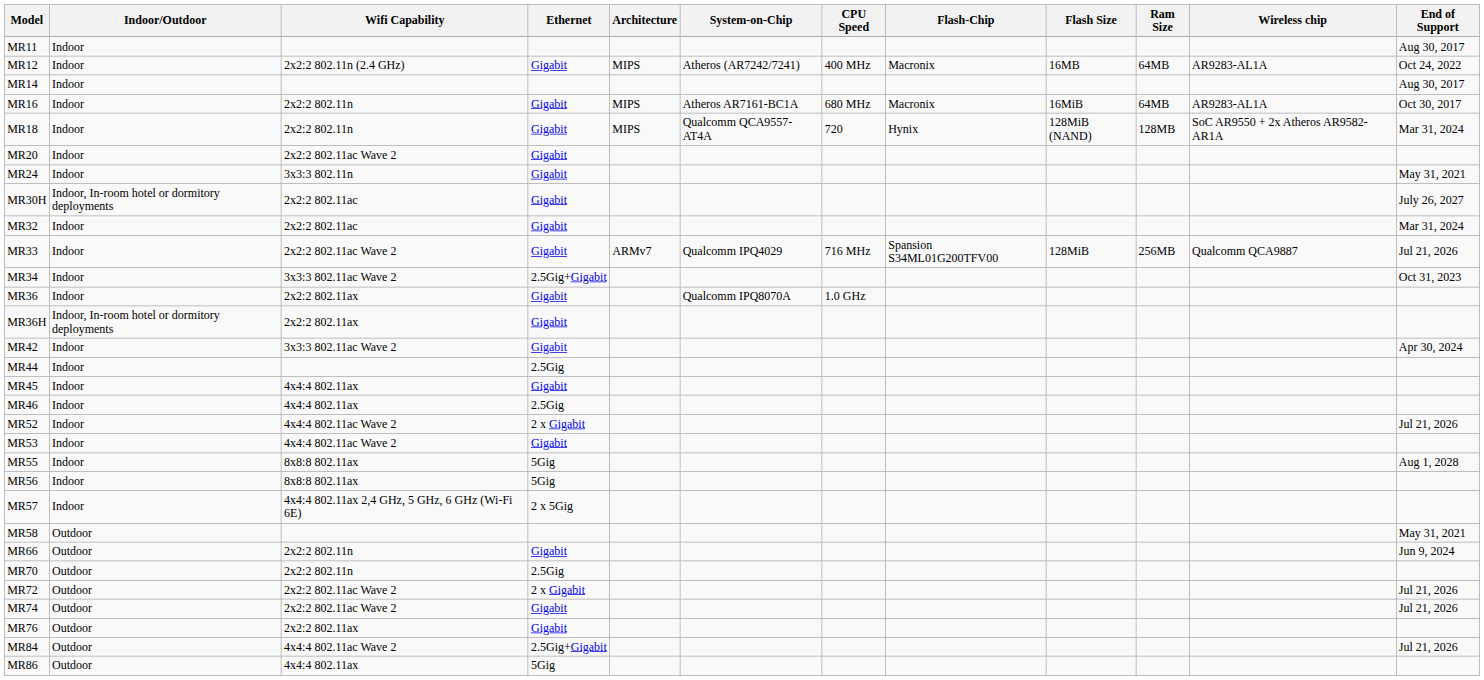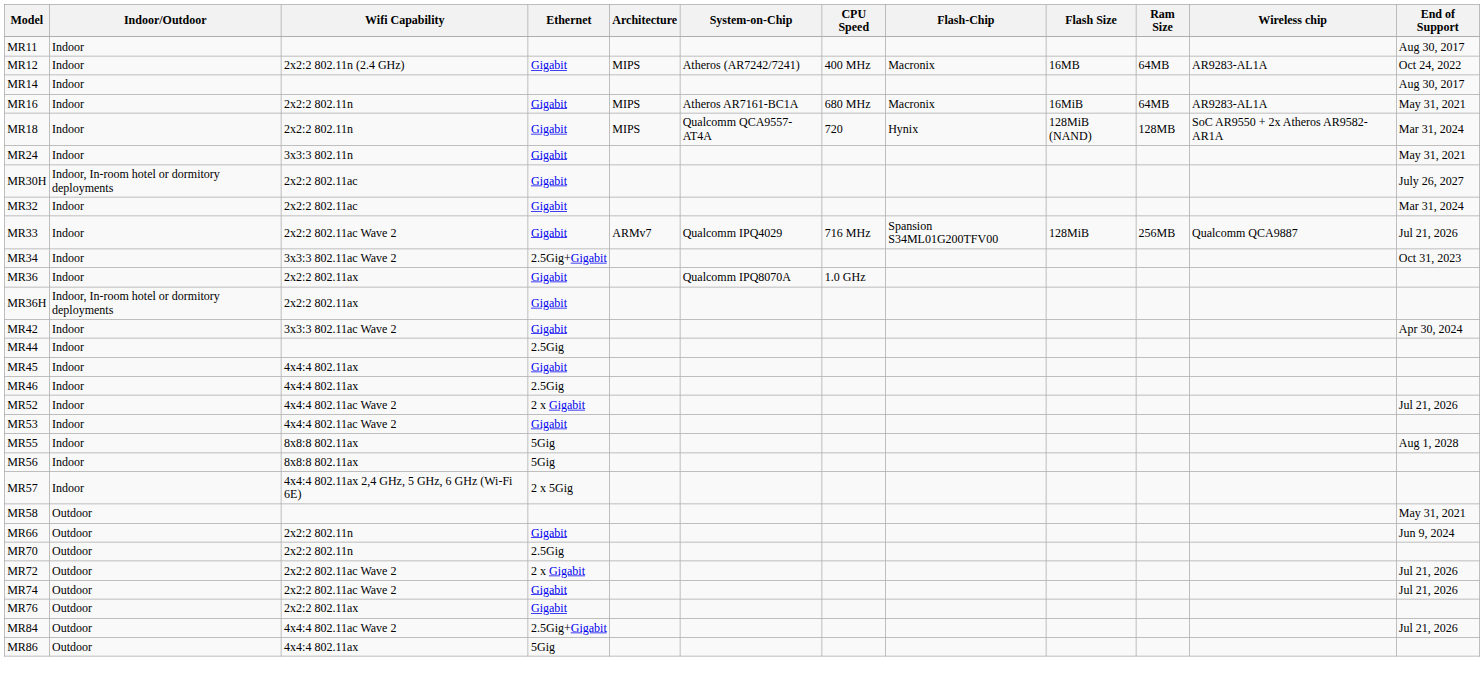(1430, 103) Oct 30, 2017 -> (1432, 103) May 31, 2021
- row: (22, 155)
